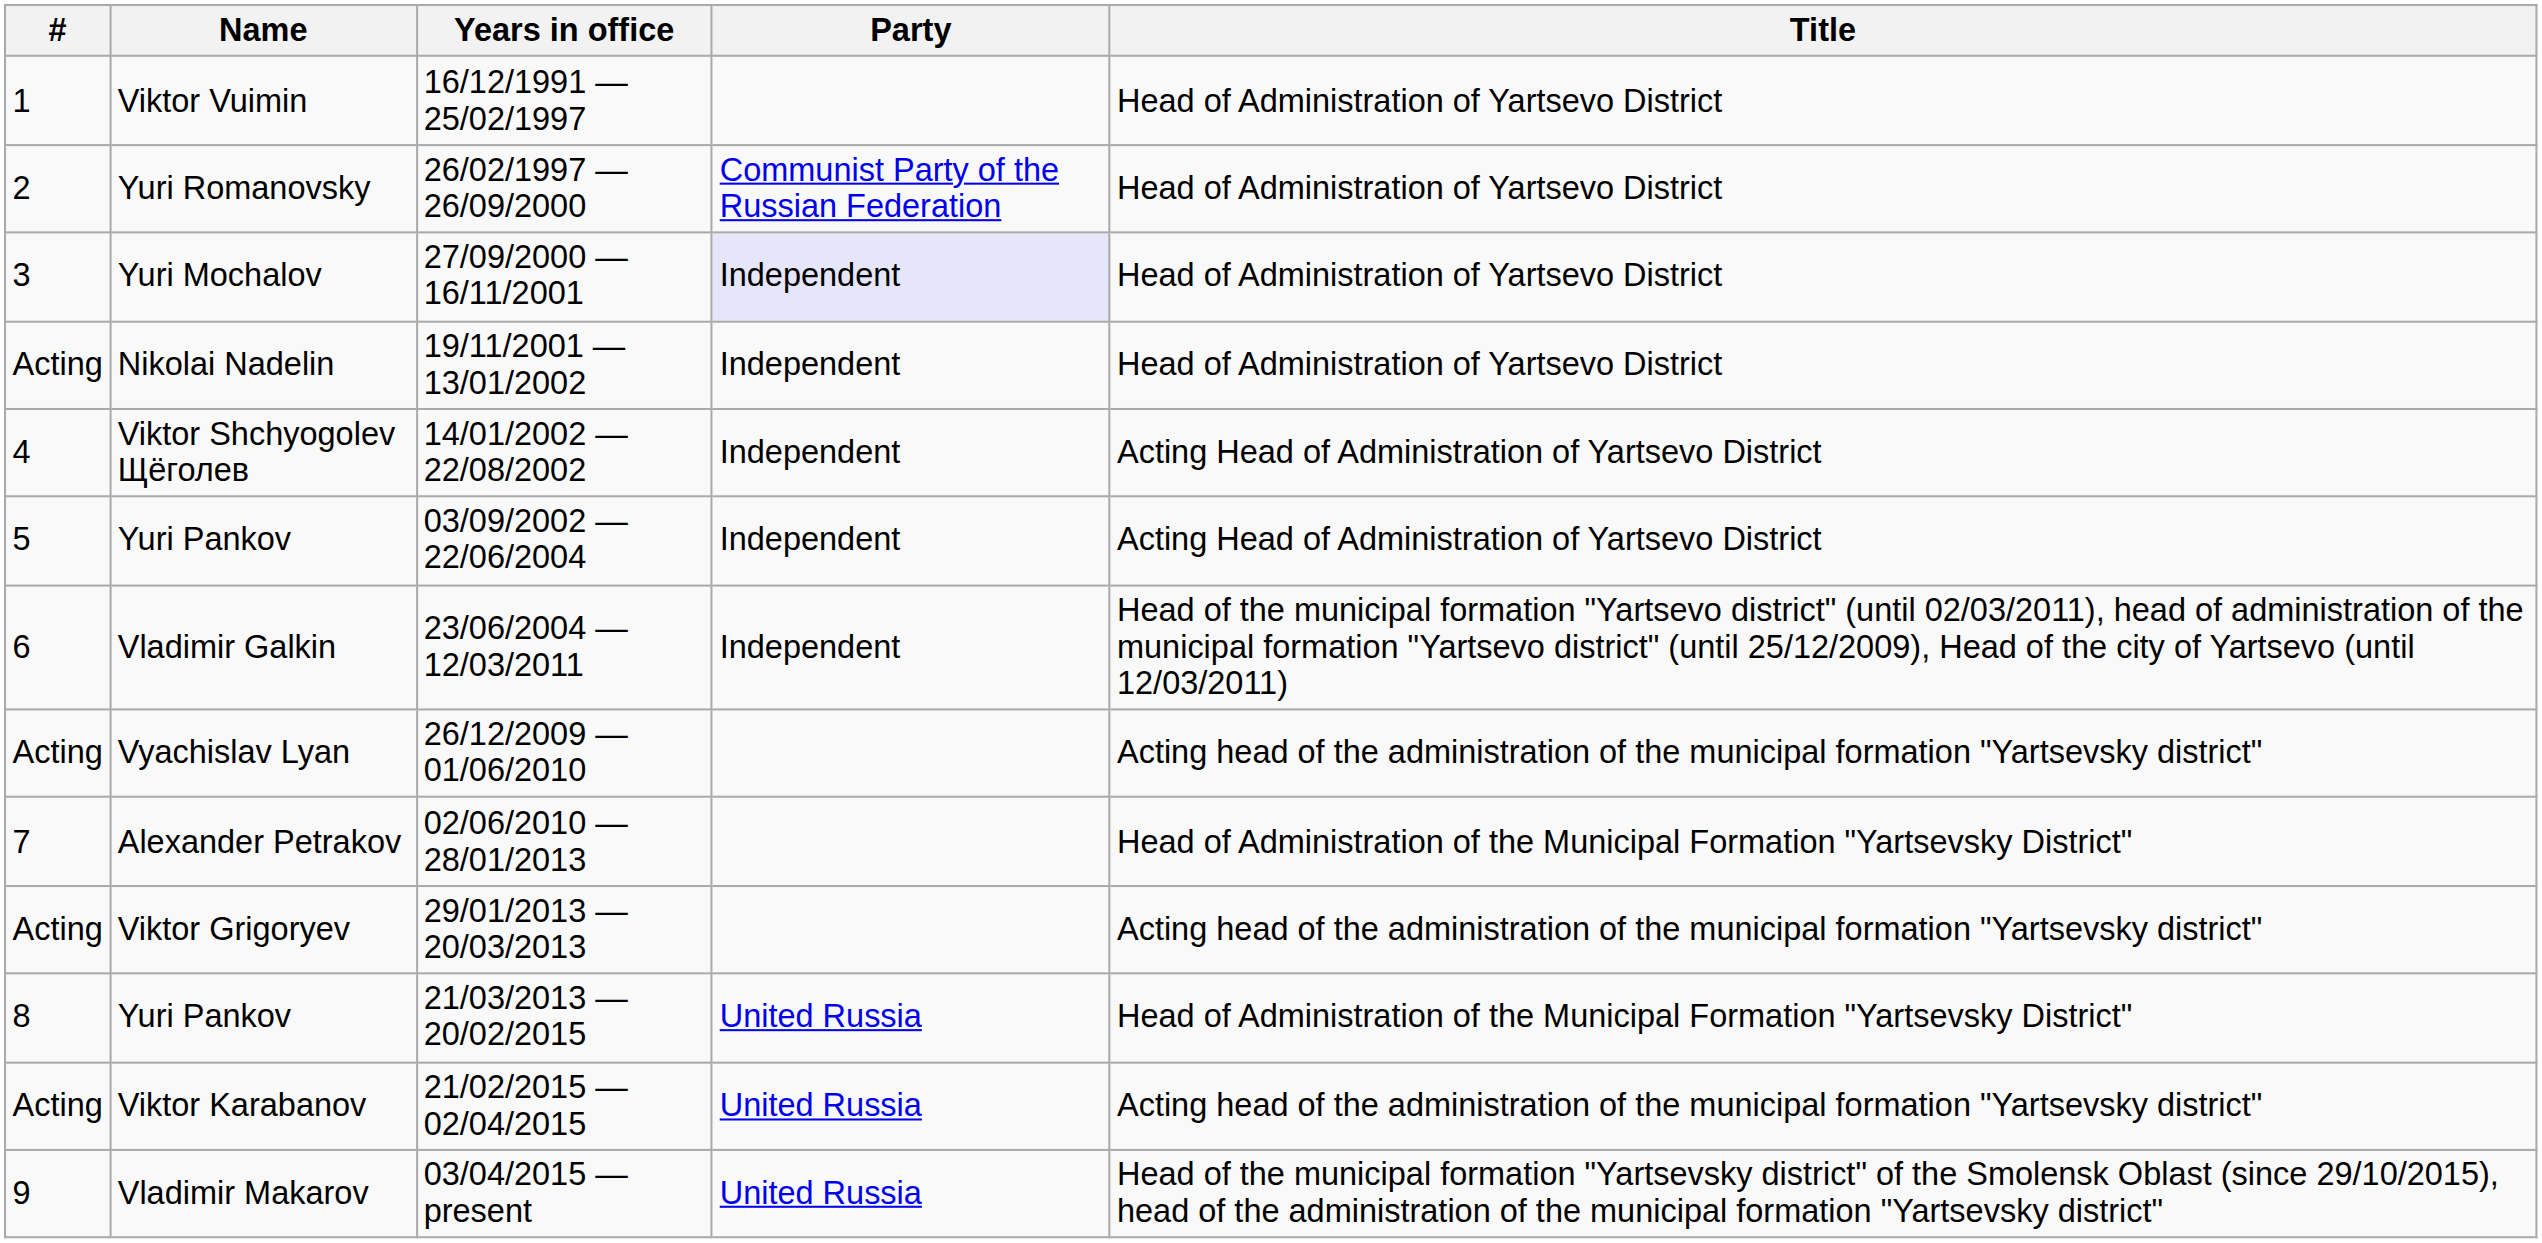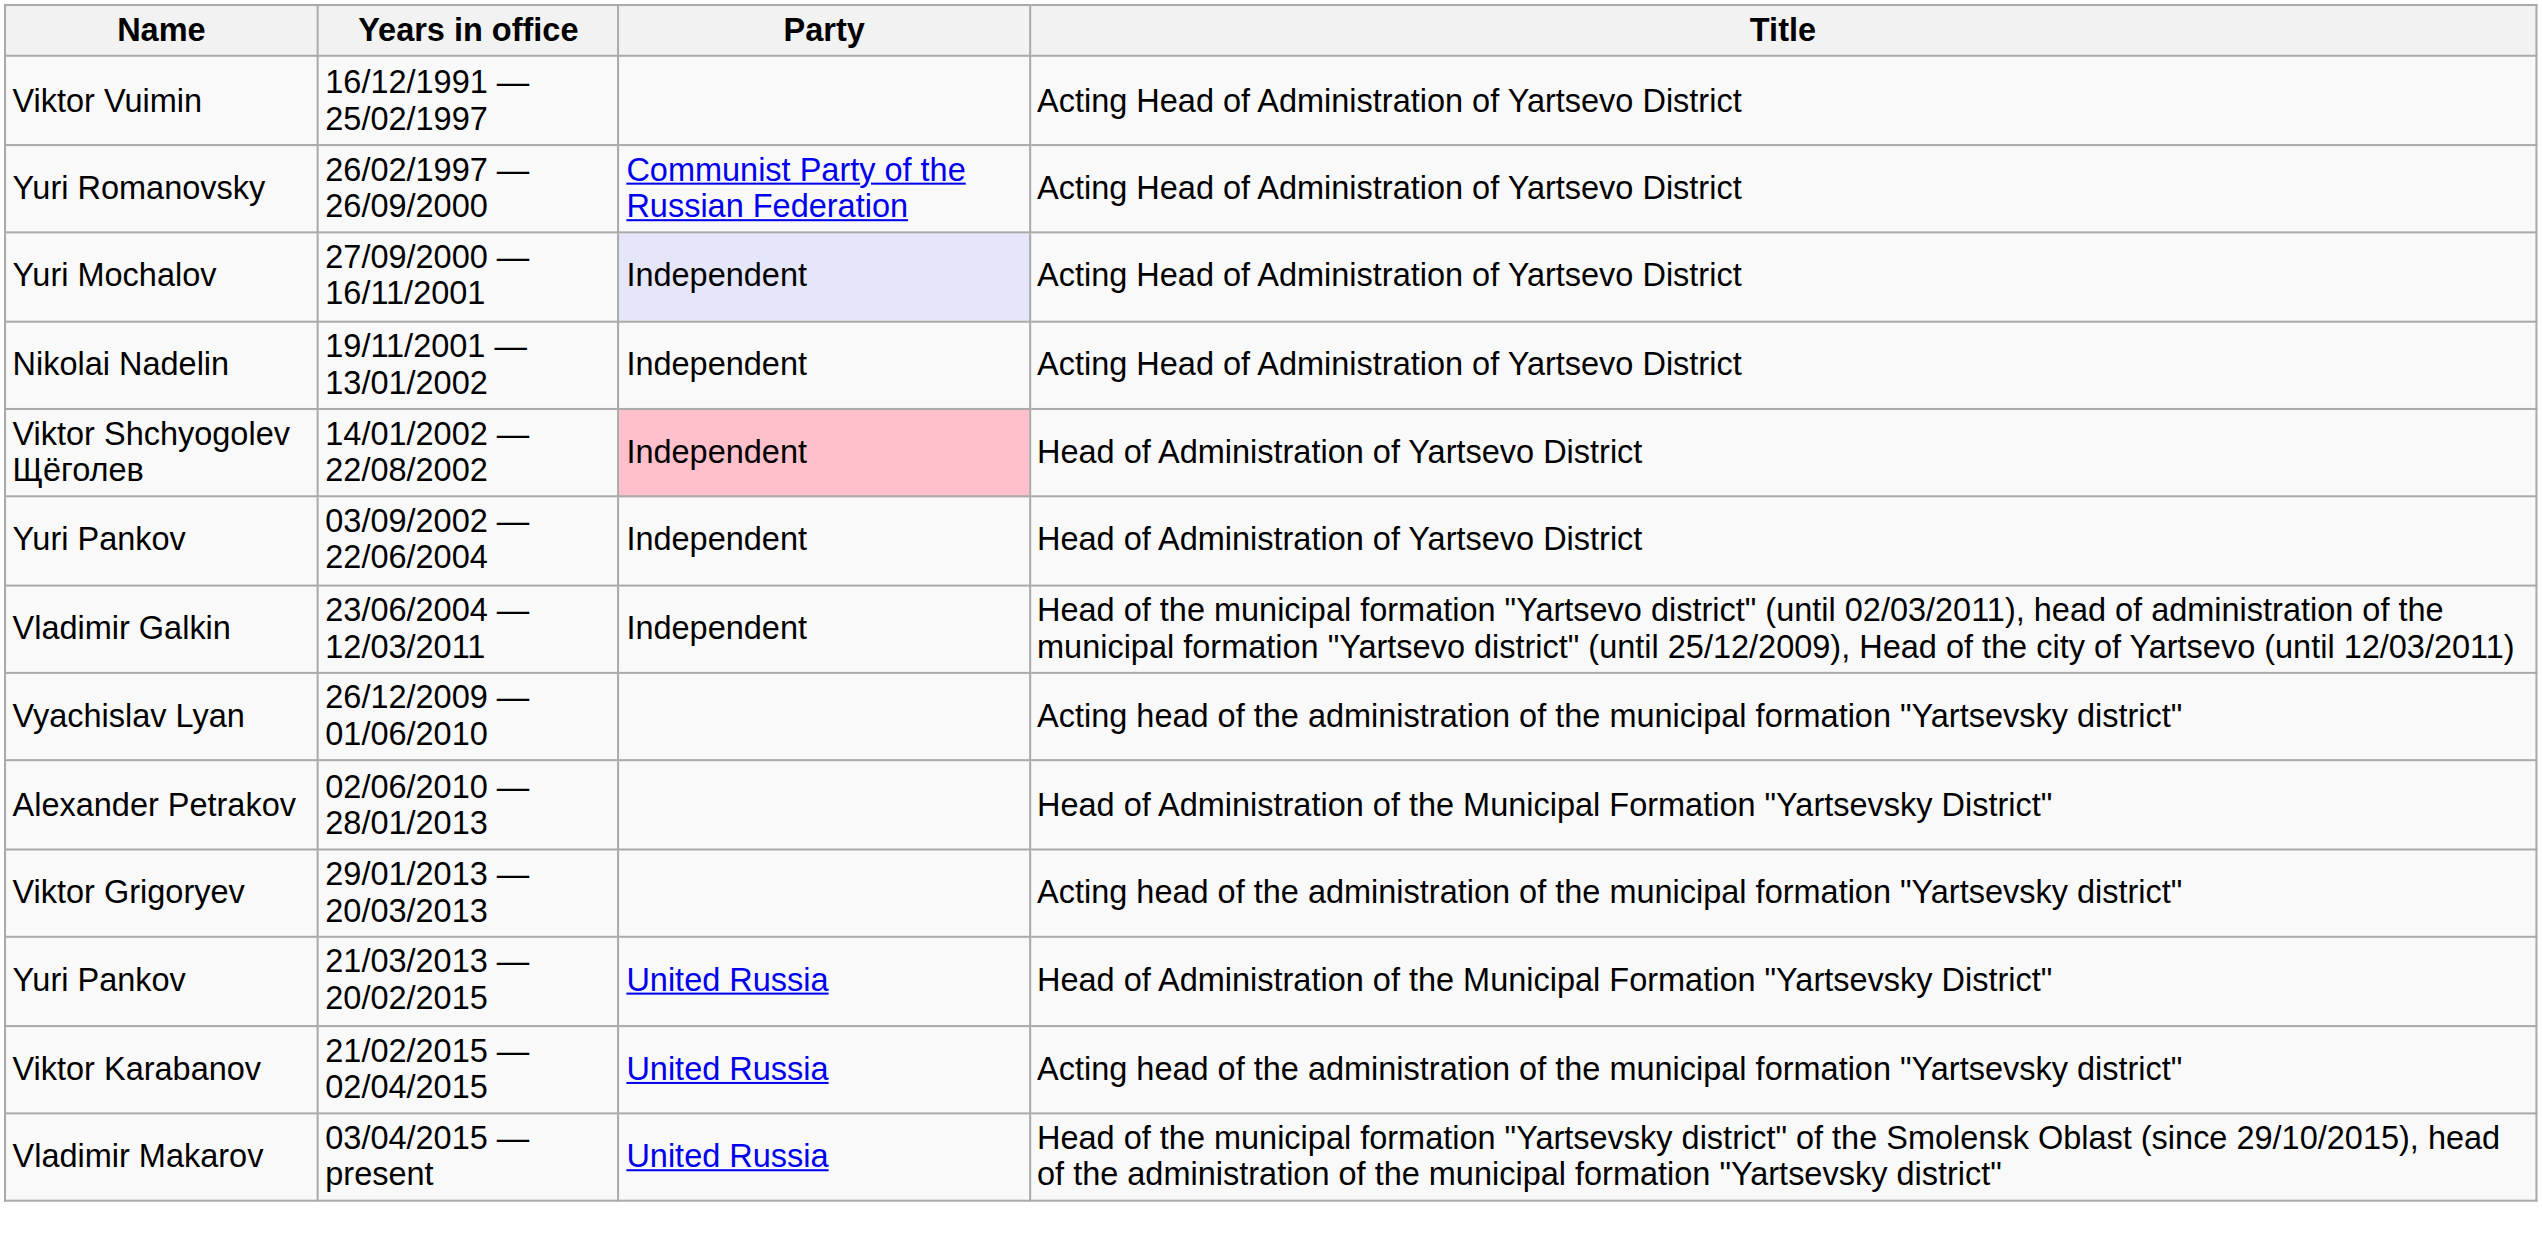- column: (58, 30)
(1420, 100) Head of Administration of Yartsevo District -> (1389, 100) Acting Head of Administration of Yartsevo District
(1420, 188) Head of Administration of Yartsevo District -> (1389, 188) Acting Head of Administration of Yartsevo District
(1420, 276) Head of Administration of Yartsevo District -> (1389, 276) Acting Head of Administration of Yartsevo District
(1420, 364) Head of Administration of Yartsevo District -> (1389, 364) Acting Head of Administration of Yartsevo District
(810, 452) no background -> (717, 452) pink background
(1469, 452) Acting Head of Administration of Yartsevo District -> (1340, 452) Head of Administration of Yartsevo District
(1469, 540) Acting Head of Administration of Yartsevo District -> (1340, 540) Head of Administration of Yartsevo District
